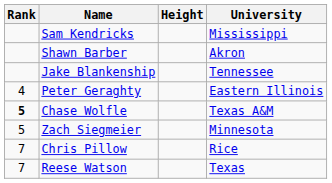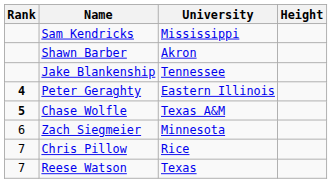columns swapped: (266, 14) <-> (182, 14)
(22, 91) normal -> (22, 91) bold
(22, 130) 5 -> (22, 130) 6
